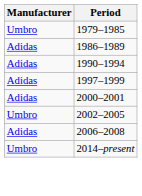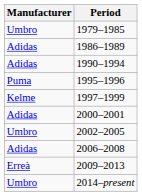+ row: (101, 81)
(22, 81) Adidas -> (21, 98) Kelme
+ row: (101, 166)
